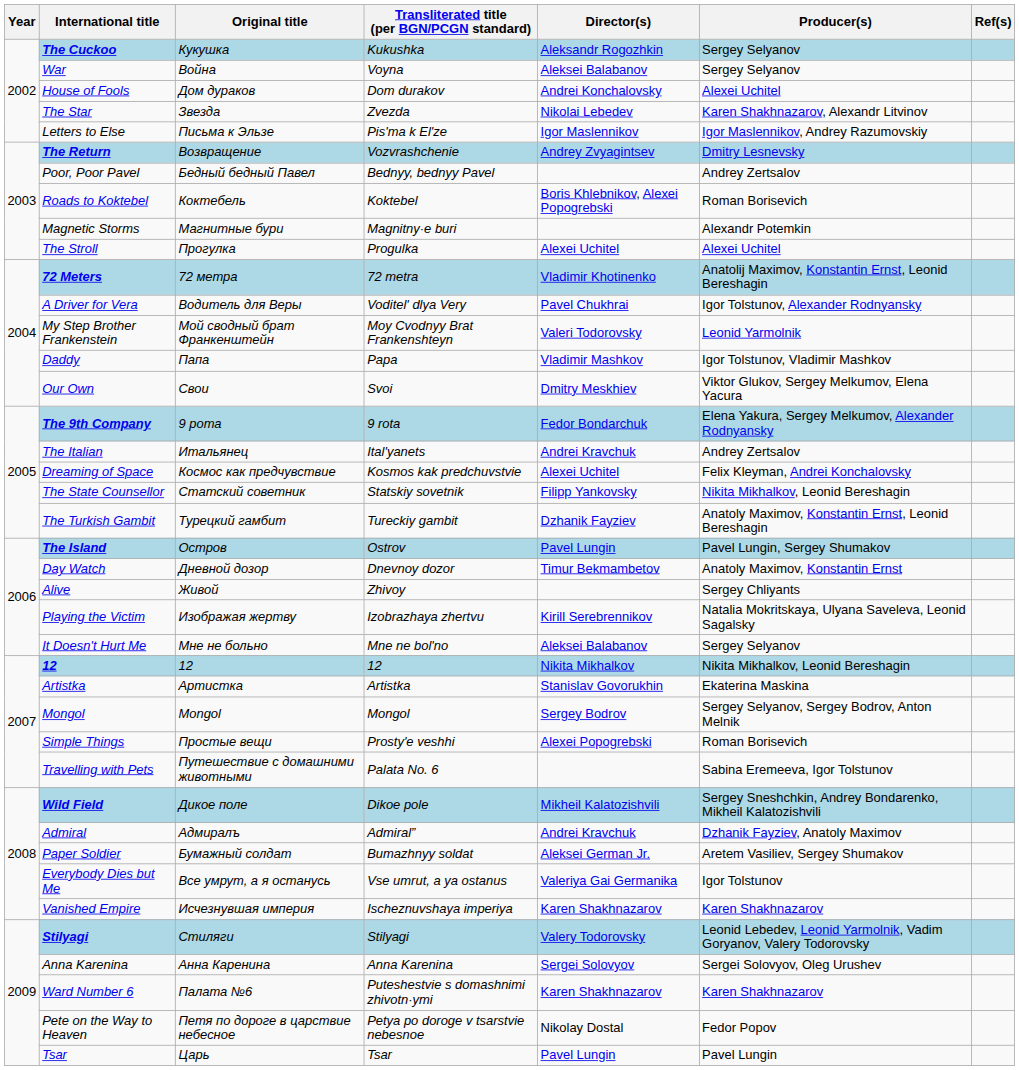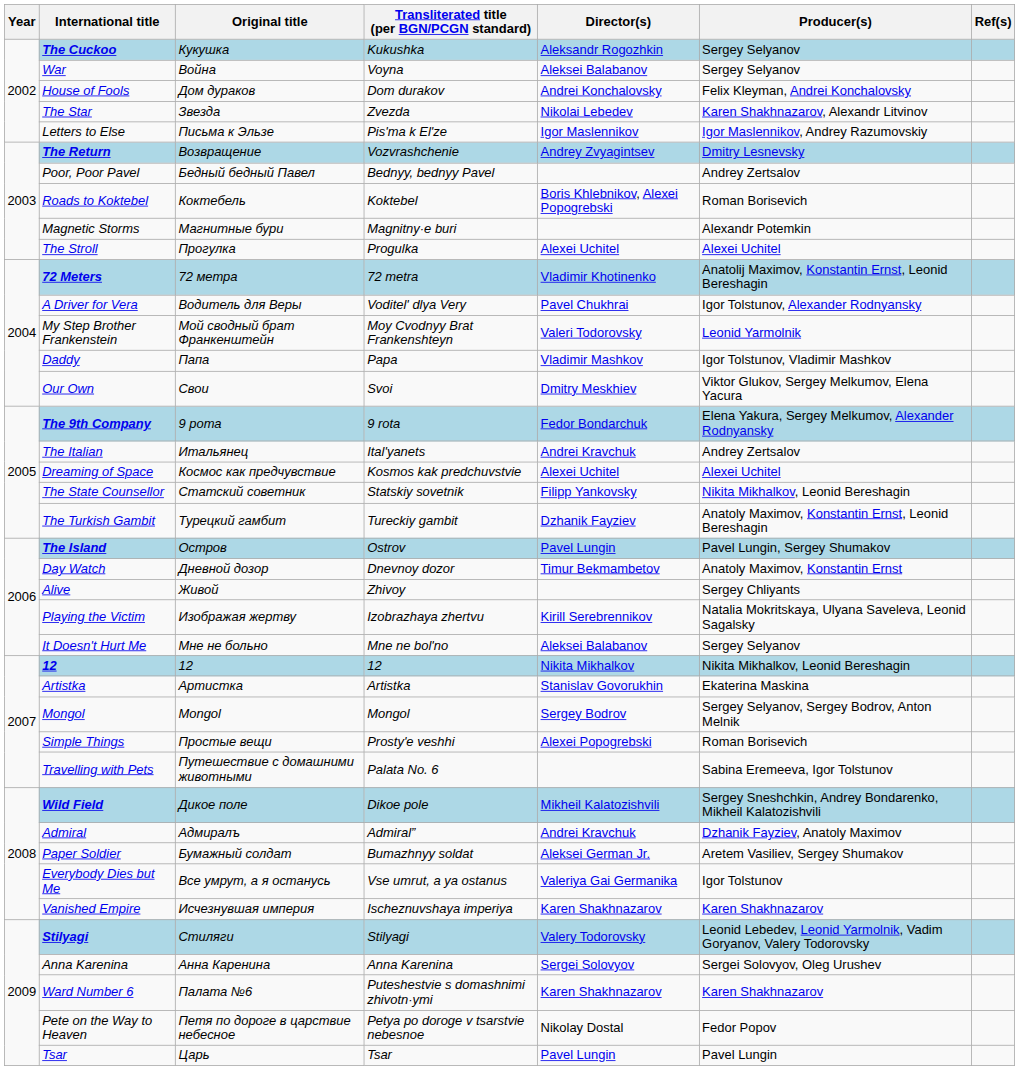(741, 91) Alexei Uchitel -> (807, 91) Felix Kleyman, Andrei Konchalovsky
(807, 472) Felix Kleyman, Andrei Konchalovsky -> (741, 472) Alexei Uchitel
